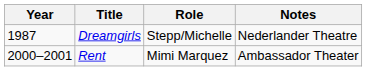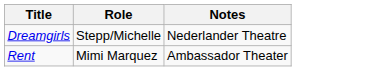- column: (40, 14)
